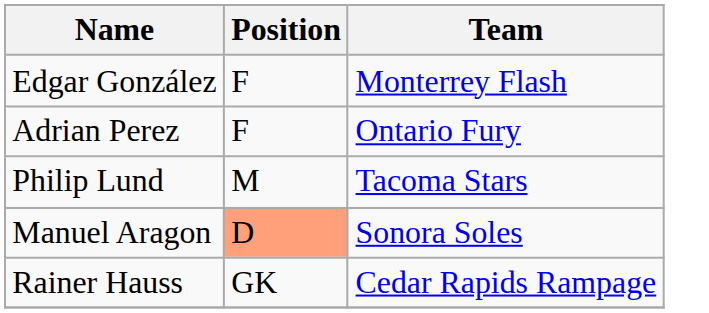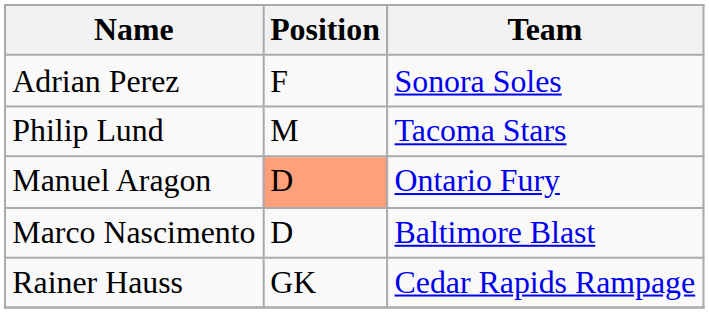- row: (114, 80)
(438, 130) Ontario Fury -> (478, 80) Sonora Soles
(439, 231) Sonora Soles -> (477, 181) Ontario Fury
+ row: (134, 231)
